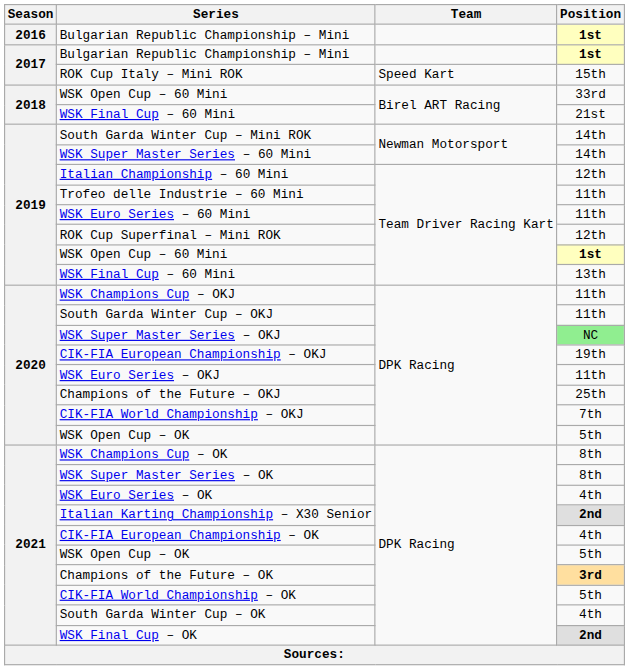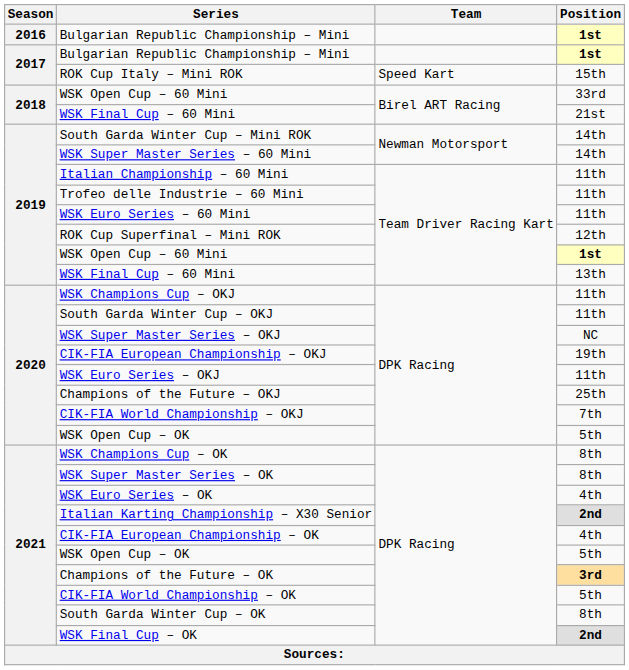(591, 175) 12th -> (591, 175) 11th
(591, 335) lightgreen background -> (591, 335) no background
(591, 615) 4th -> (591, 615) 8th
